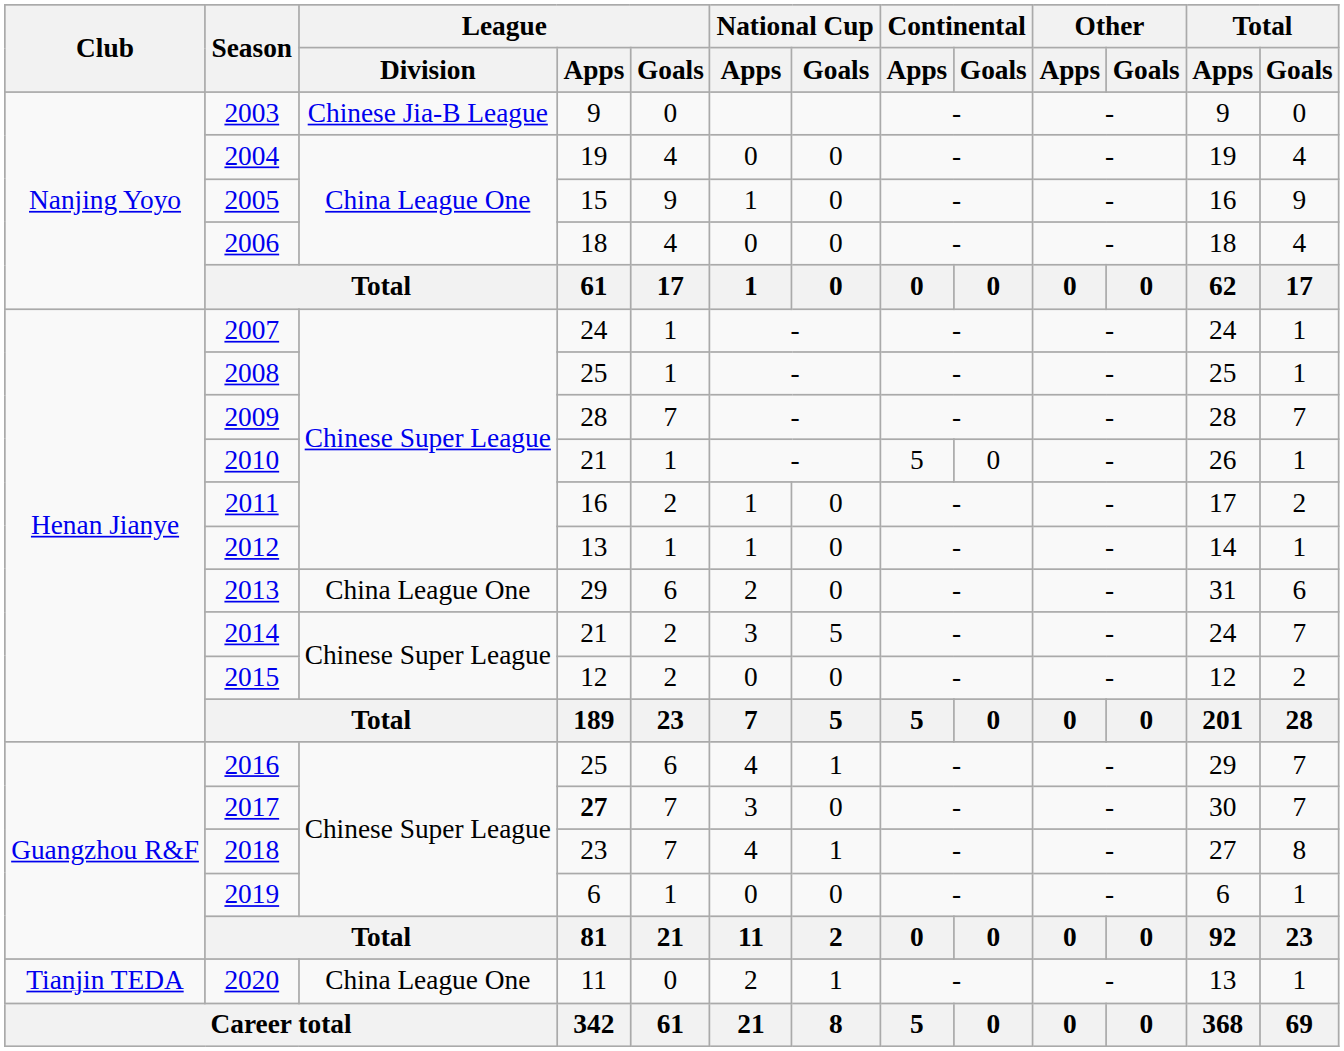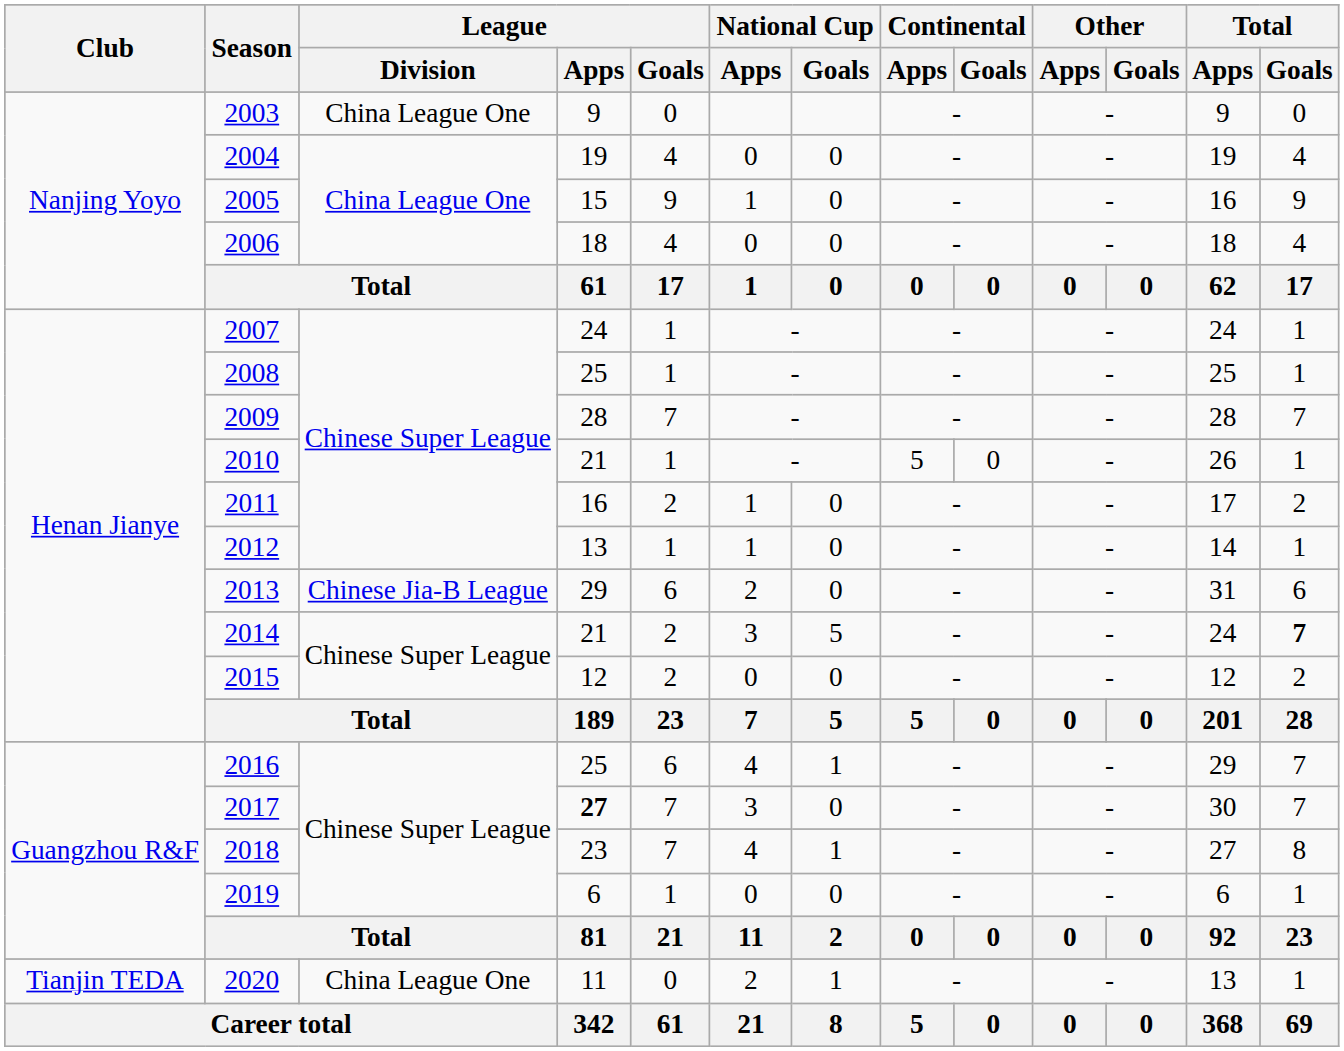(428, 112) Chinese Jia-B League -> (428, 112) China League One
(428, 590) China League One -> (428, 590) Chinese Jia-B League
(1299, 633) normal -> (1299, 633) bold
